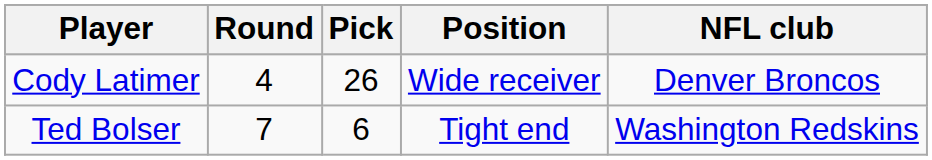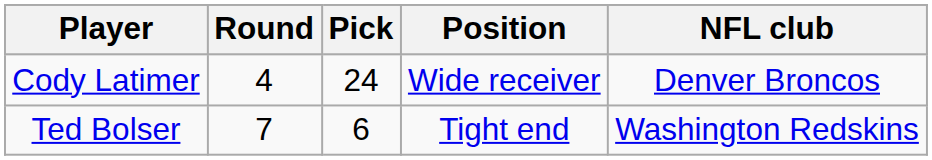(361, 79) 26 -> (361, 79) 24
